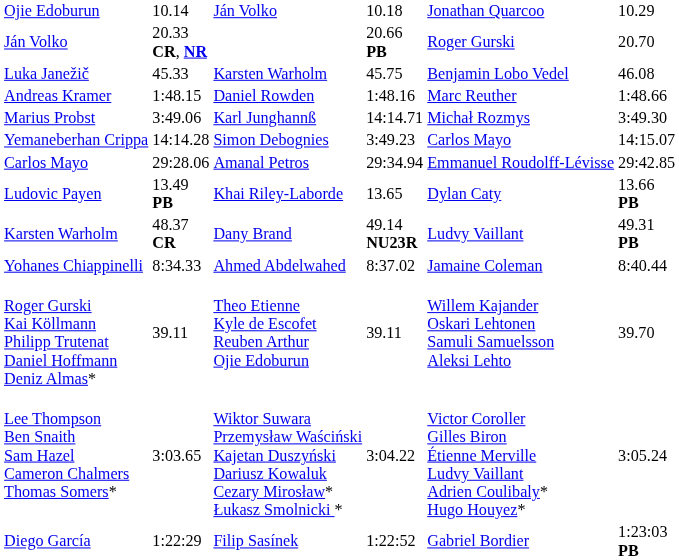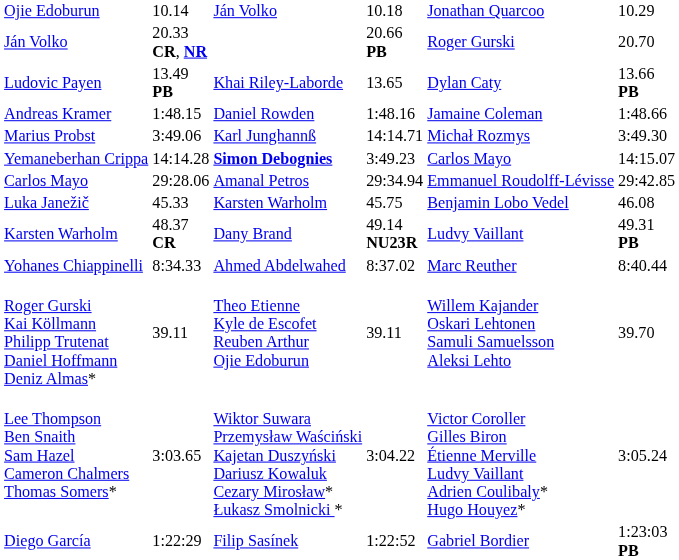rows swapped: (46, 73) <-> (53, 193)
(472, 95) Marc Reuther -> (485, 114) Jamaine Coleman
(271, 140) normal -> (273, 158) bold
(485, 265) Jamaine Coleman -> (472, 265) Marc Reuther
